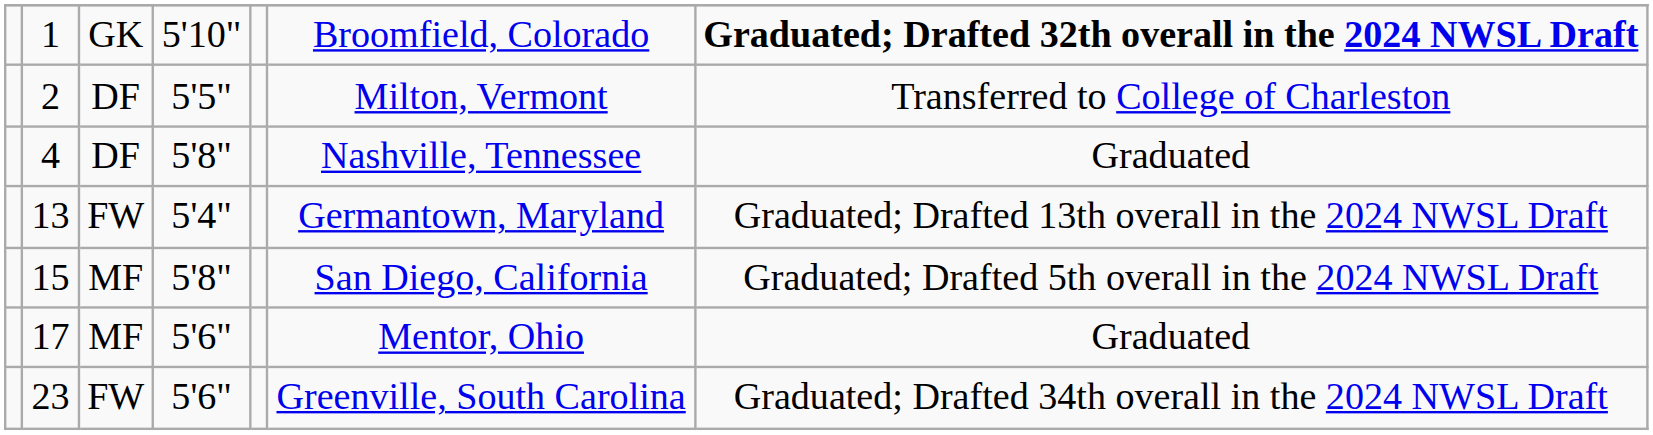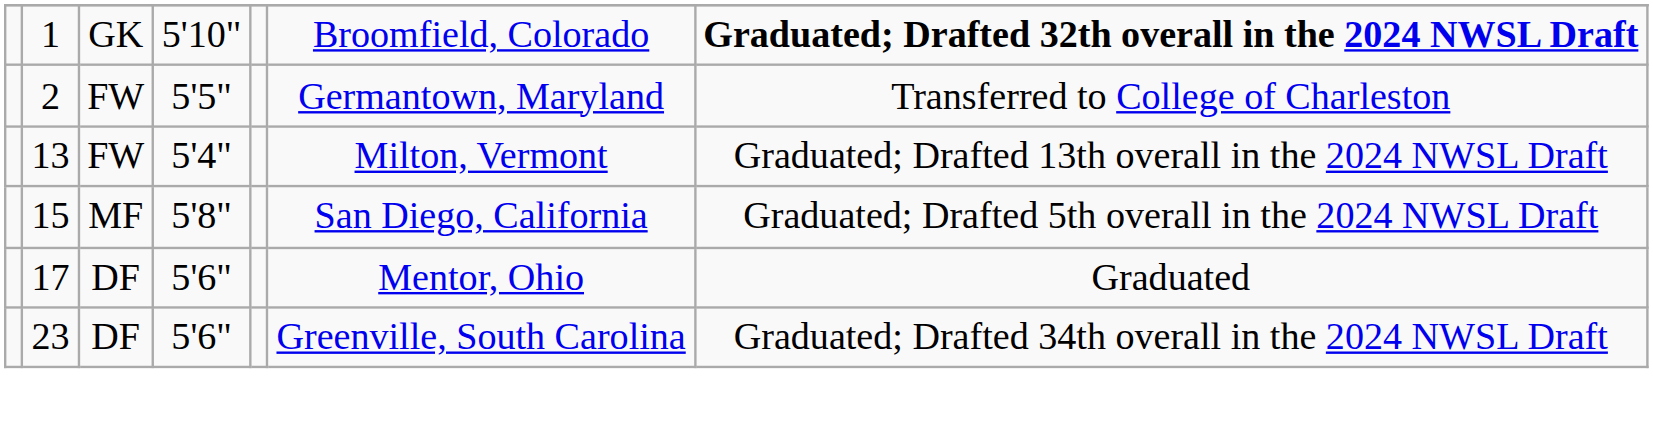(116, 95) DF -> (116, 95) FW
(481, 95) Milton, Vermont -> (481, 95) Germantown, Maryland
- row: (51, 155)
(481, 215) Germantown, Maryland -> (481, 155) Milton, Vermont
(116, 336) MF -> (116, 276) DF
(116, 397) FW -> (116, 336) DF
